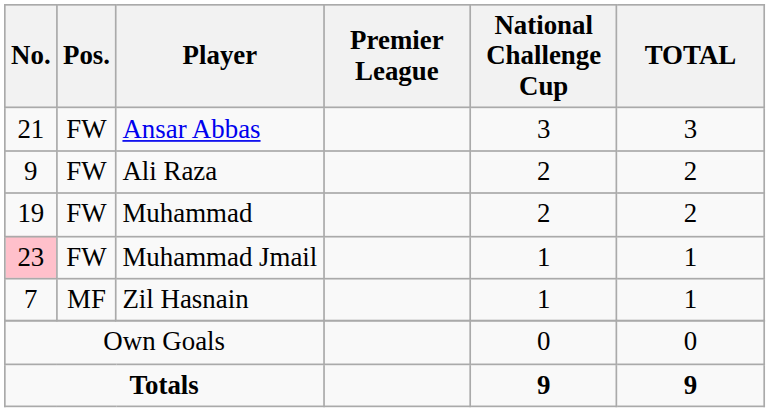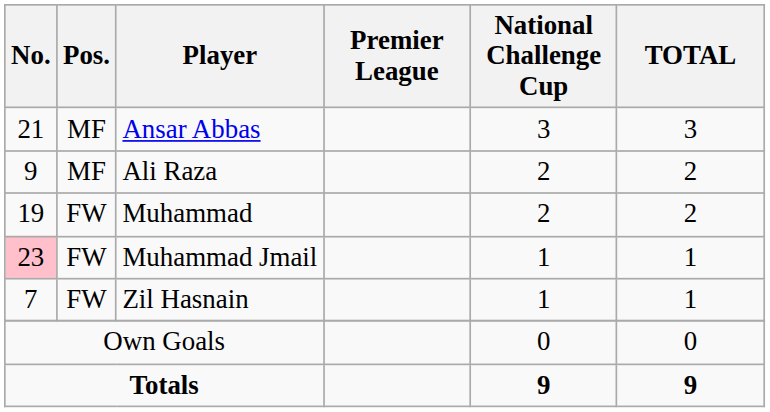(87, 128) FW -> (87, 128) MF
(87, 171) FW -> (87, 171) MF
(87, 299) MF -> (87, 299) FW
